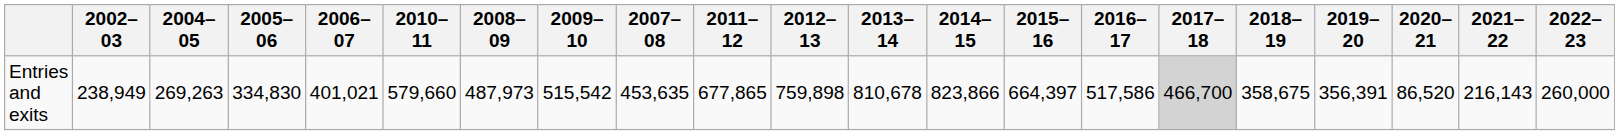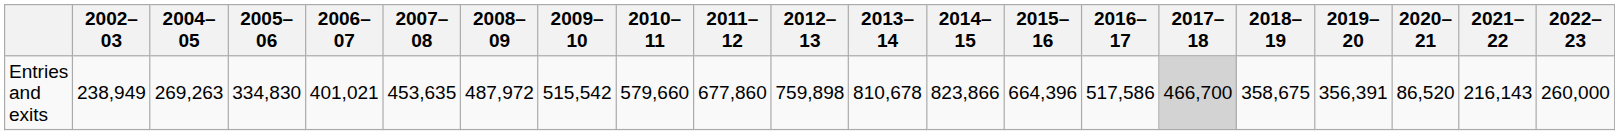columns swapped: (655, 30) <-> (422, 30)
(499, 92) 487,973 -> (499, 92) 487,972
(732, 92) 677,865 -> (732, 92) 677,860
(1043, 92) 664,397 -> (1043, 92) 664,396
